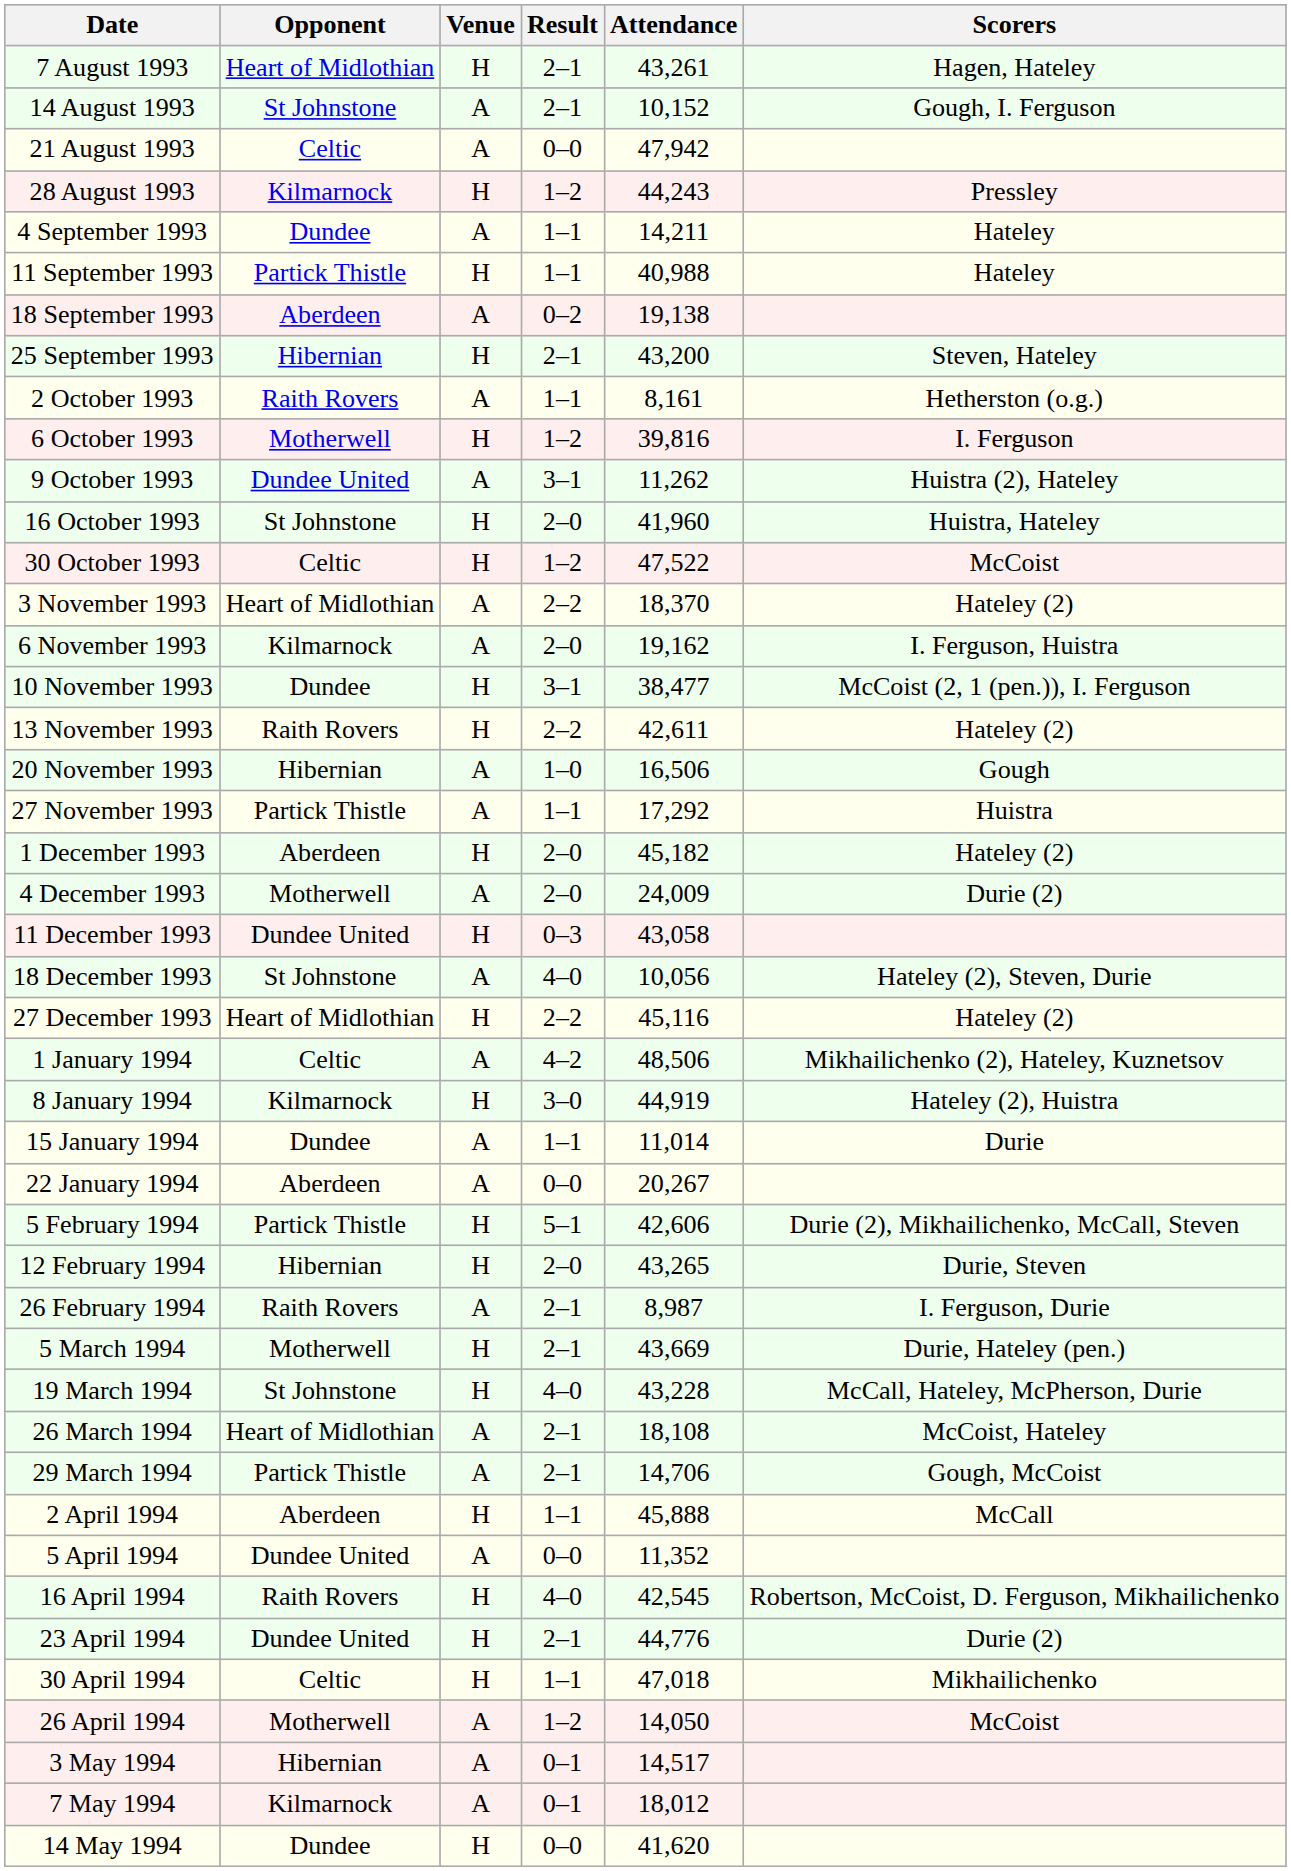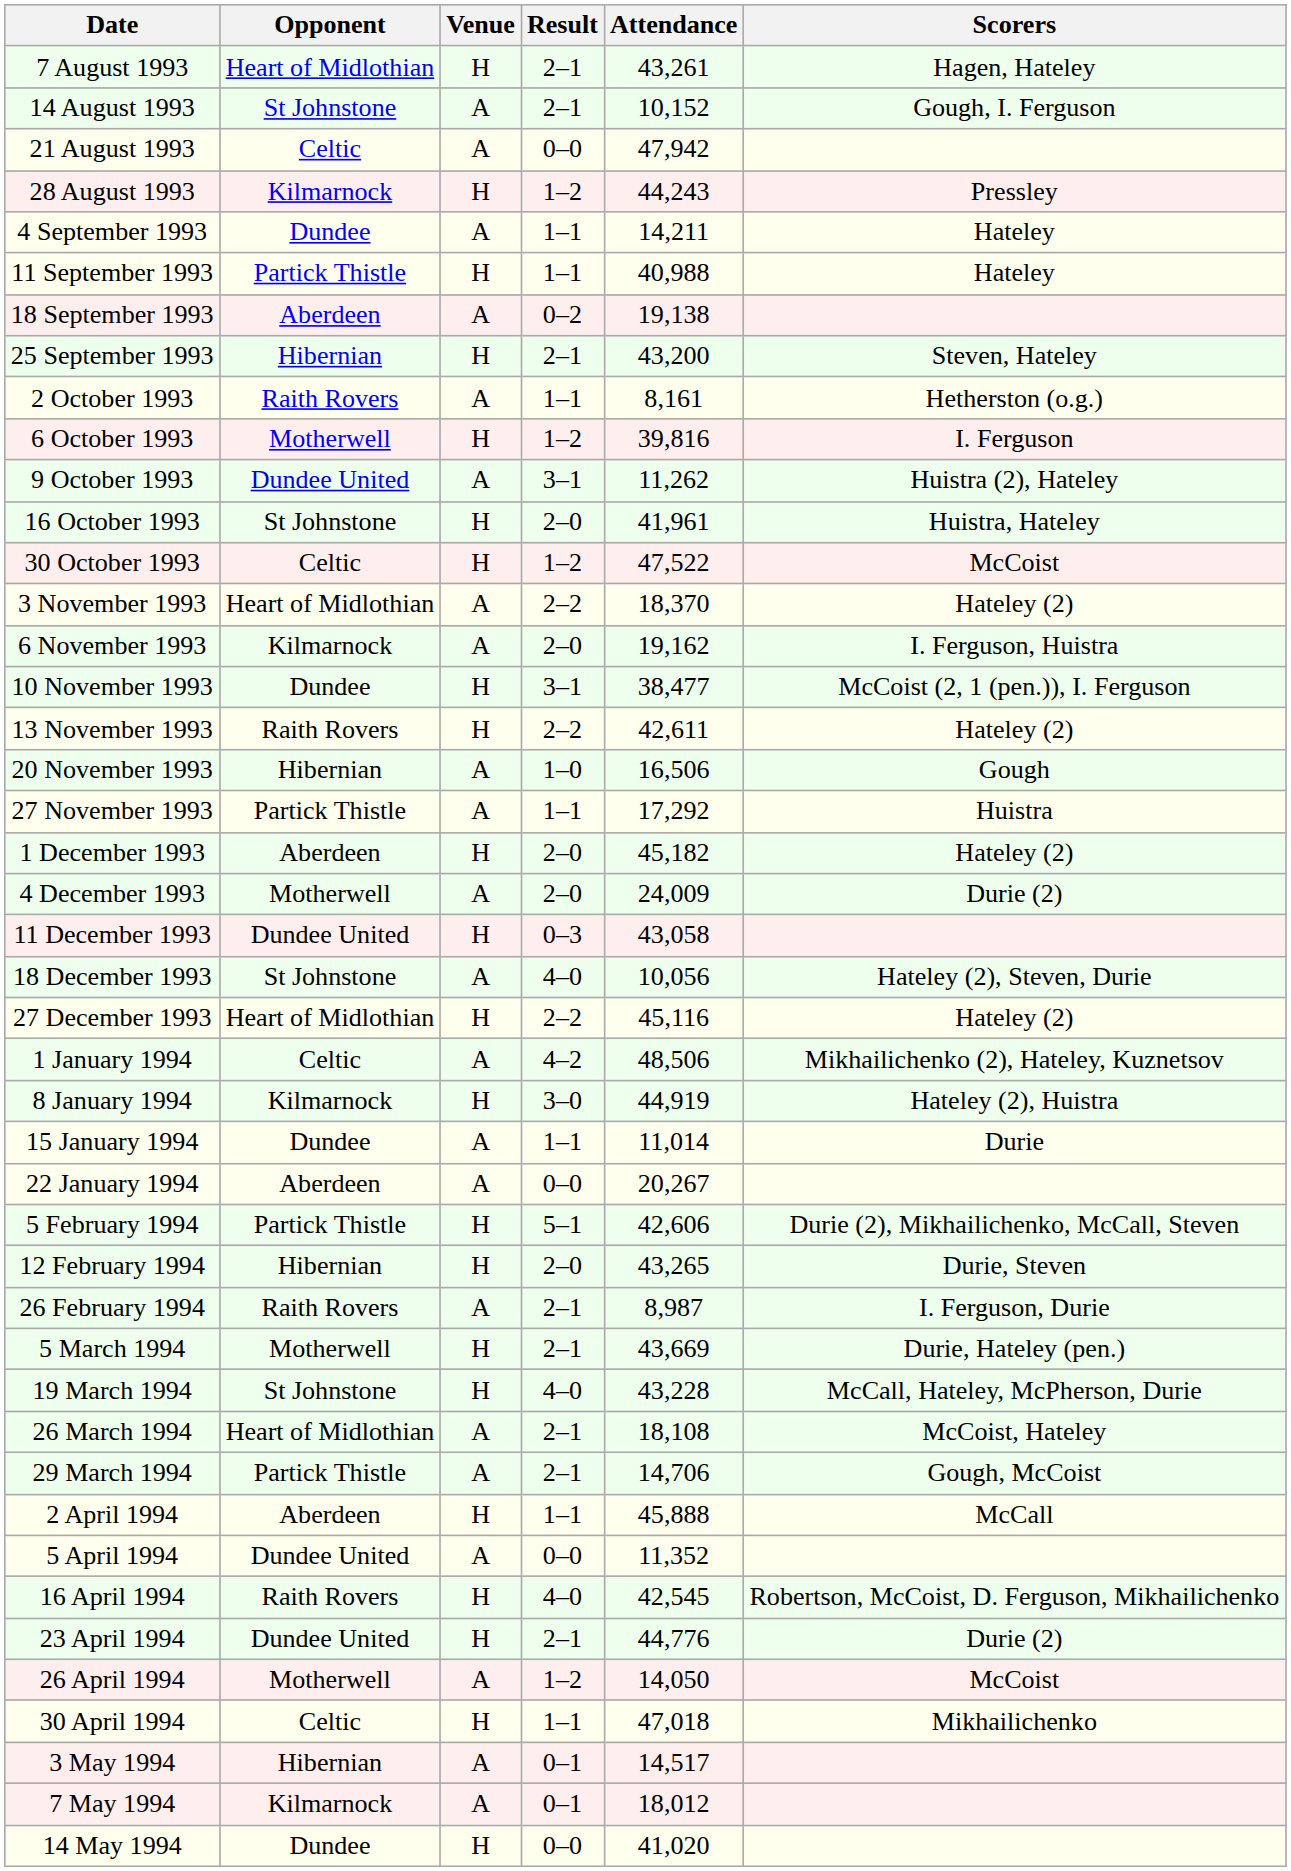(674, 521) 41,960 -> (674, 521) 41,961
rows swapped: (112, 1720) <-> (112, 1679)
(674, 1845) 41,620 -> (674, 1845) 41,020
